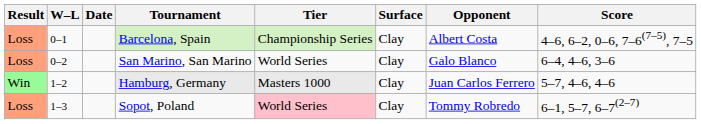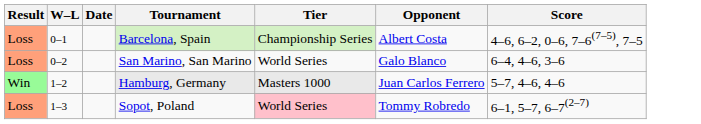- column: (401, 15)
